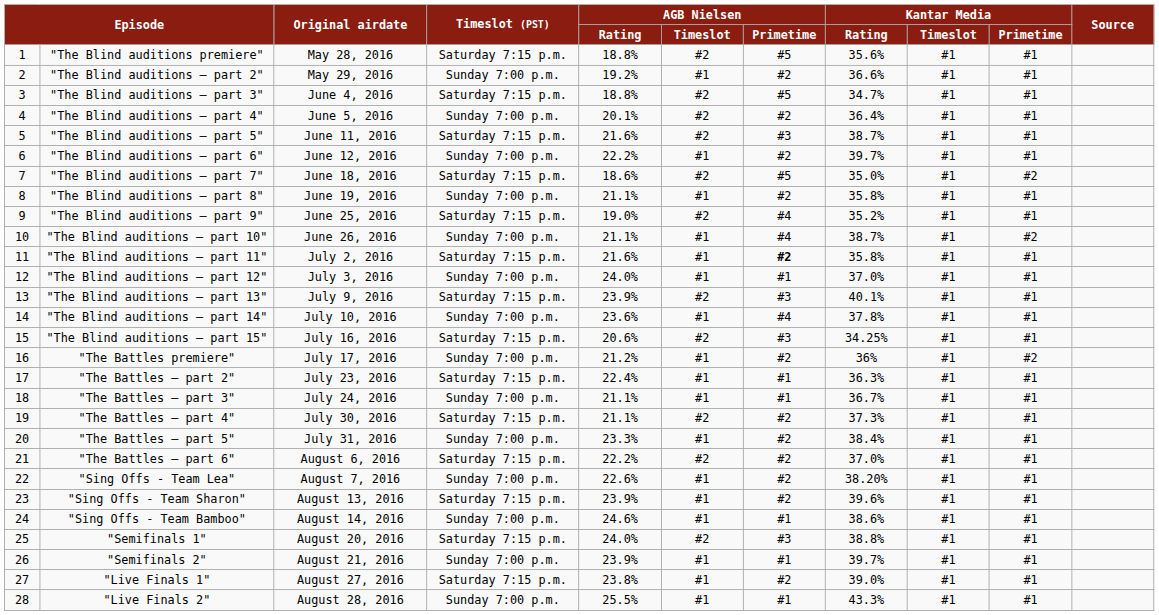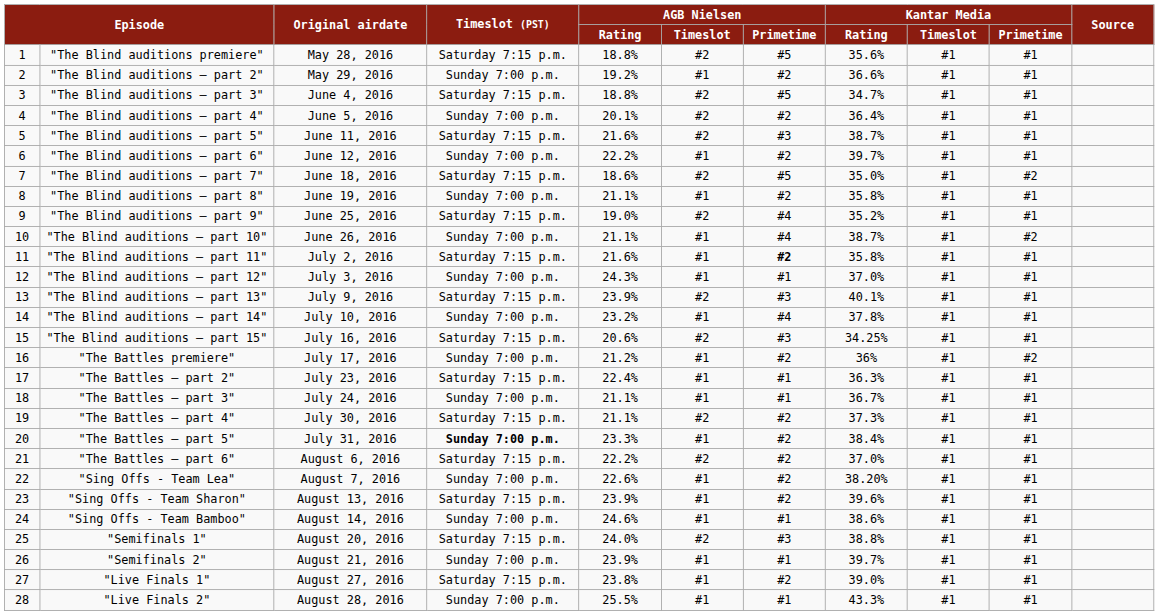(620, 277) 24.0% -> (620, 277) 24.3%
(620, 317) 23.6% -> (620, 317) 23.2%
(503, 438) normal -> (503, 438) bold
